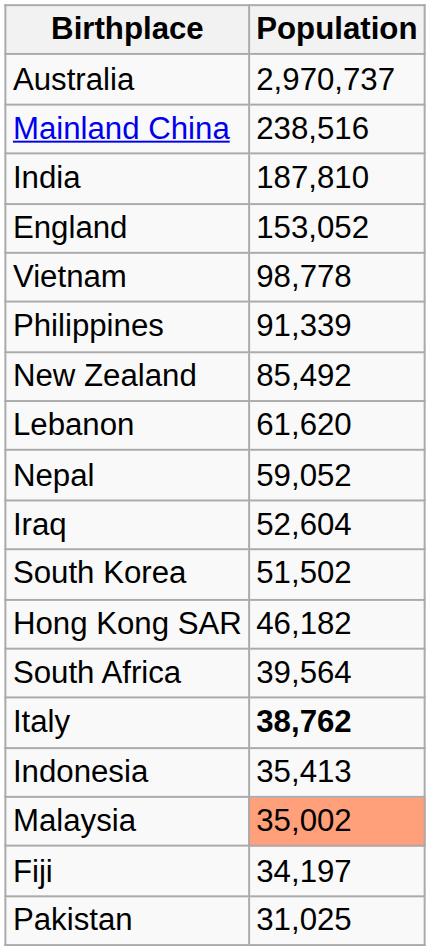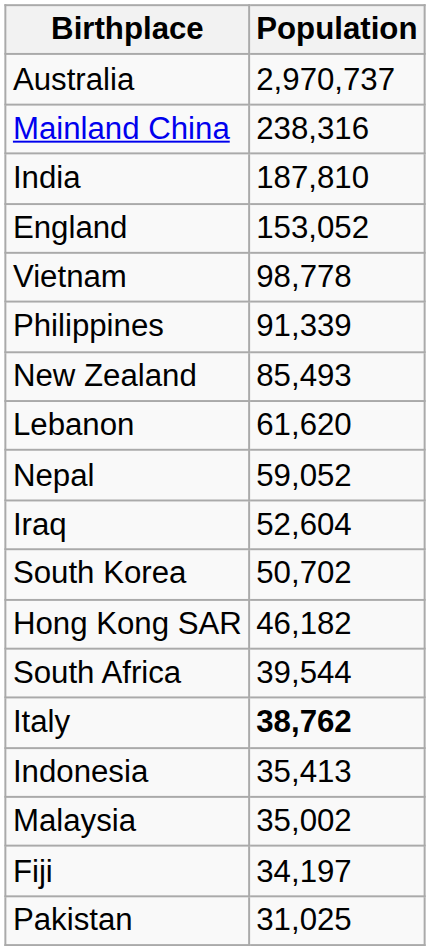(313, 128) 238,516 -> (313, 128) 238,316
(304, 375) 85,492 -> (304, 375) 85,493
(304, 573) 51,502 -> (304, 573) 50,702
(304, 672) 39,564 -> (304, 672) 39,544
(304, 821) lightsalmon background -> (304, 821) no background
